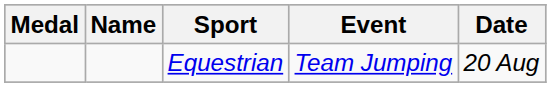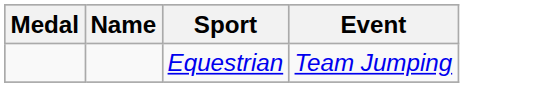- column: (501, 24)
